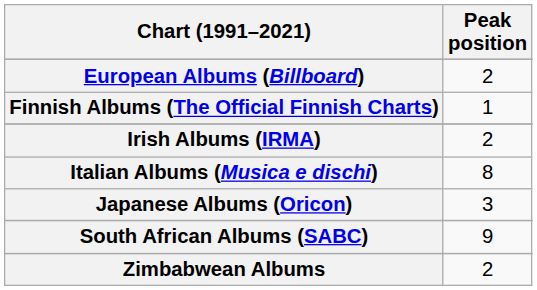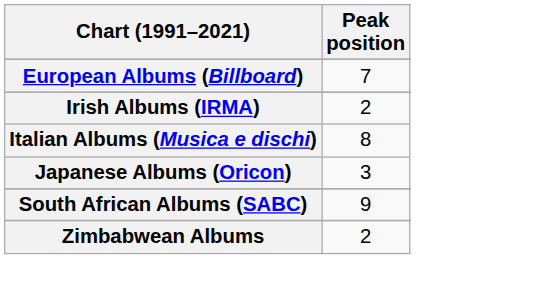(488, 75) 2 -> (366, 75) 7
- row: (224, 107)
